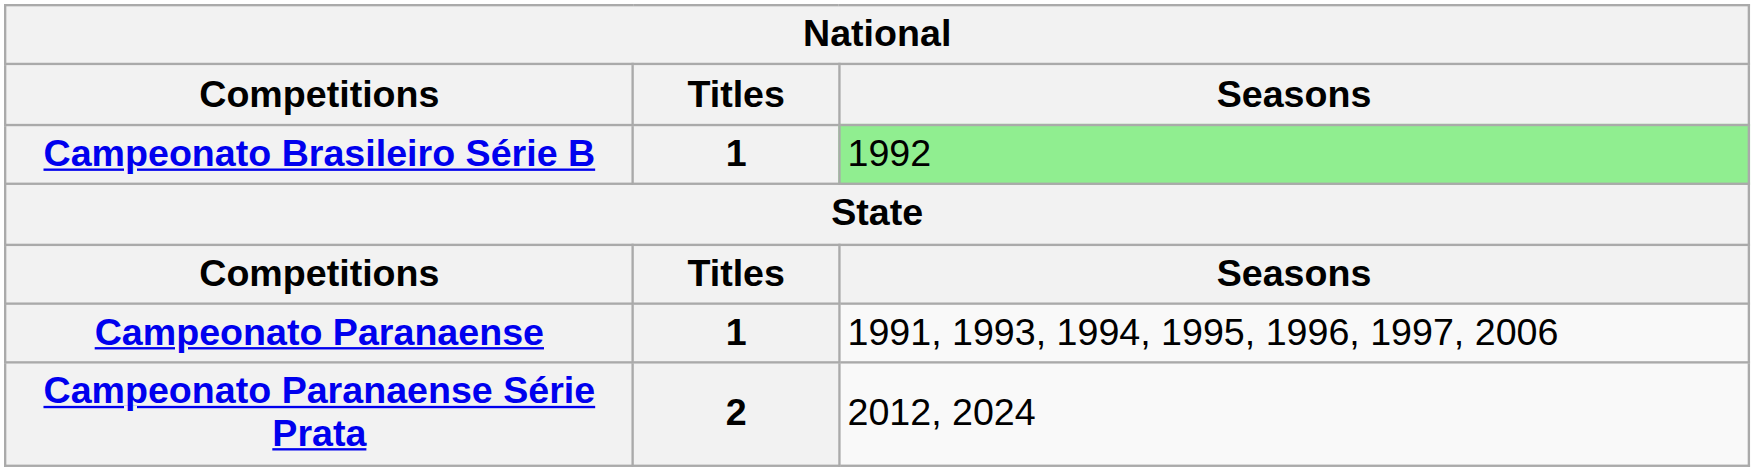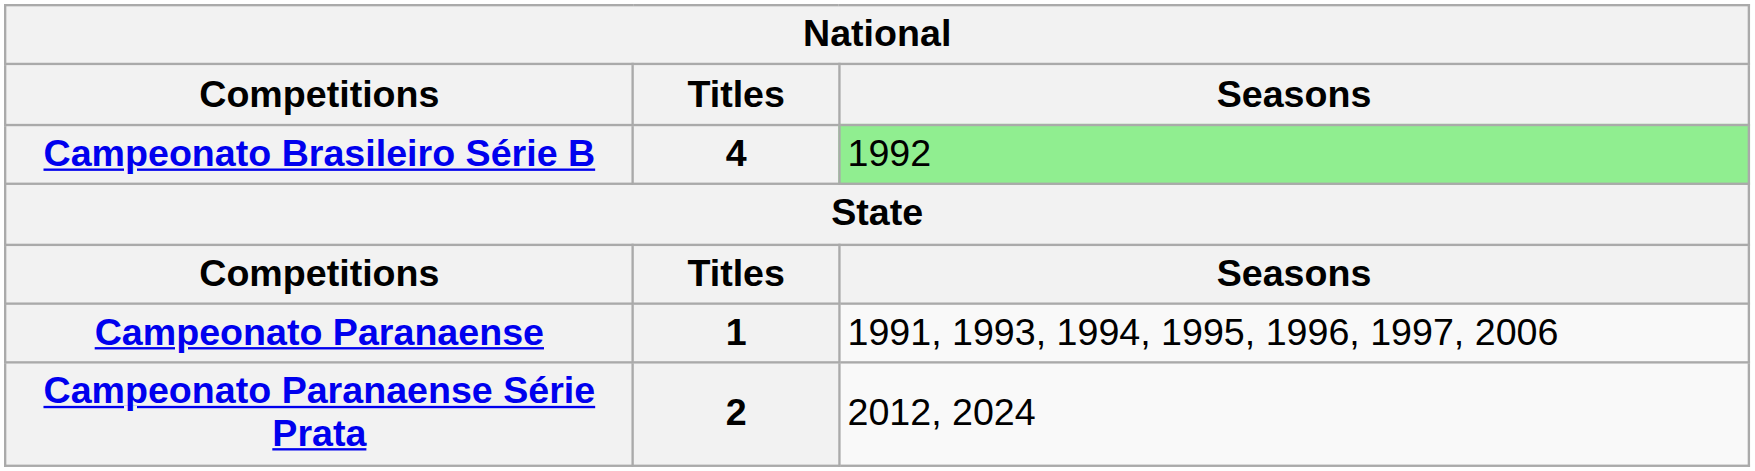(736, 153) 1 -> (736, 153) 4
